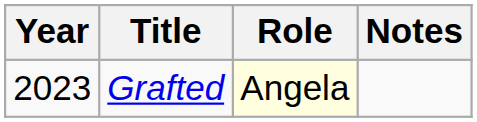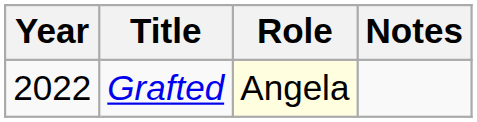(52, 87) 2023 -> (52, 87) 2022
